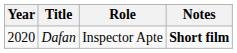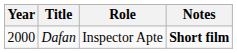(21, 37) 2020 -> (21, 37) 2000
